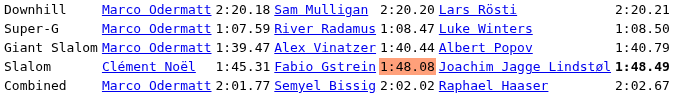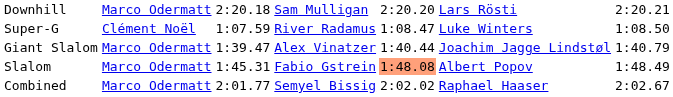(157, 28) Marco Odermatt -> (149, 28) Clément Noël
(486, 48) Albert Popov -> (525, 48) Joachim Jagge Lindstøl
(149, 66) Clément Noël -> (157, 66) Marco Odermatt
(525, 66) Joachim Jagge Lindstøl -> (486, 66) Albert Popov
(642, 66) bold -> (642, 66) normal
